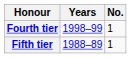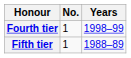columns swapped: (115, 12) <-> (83, 12)
